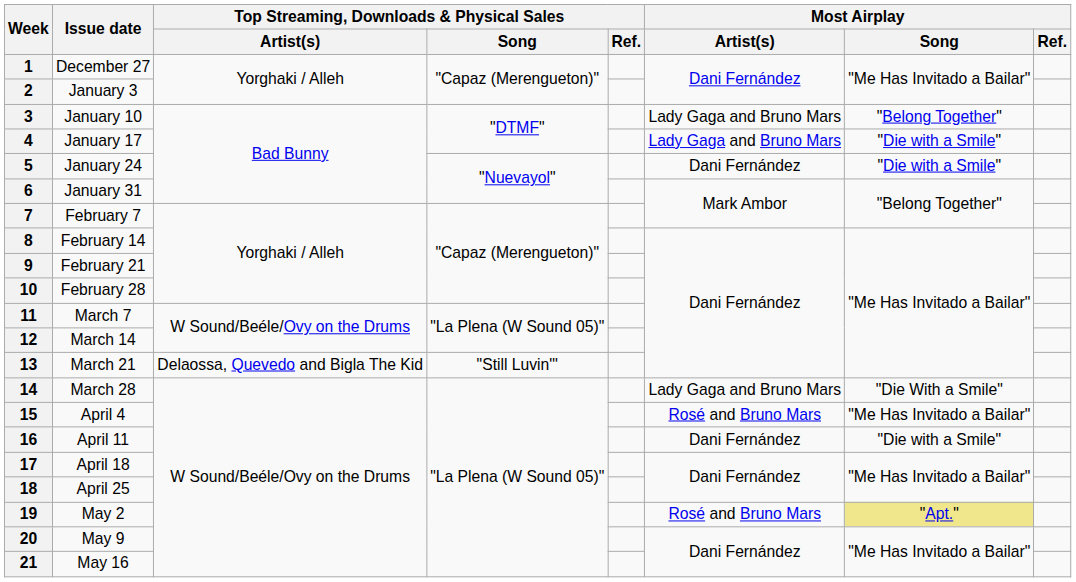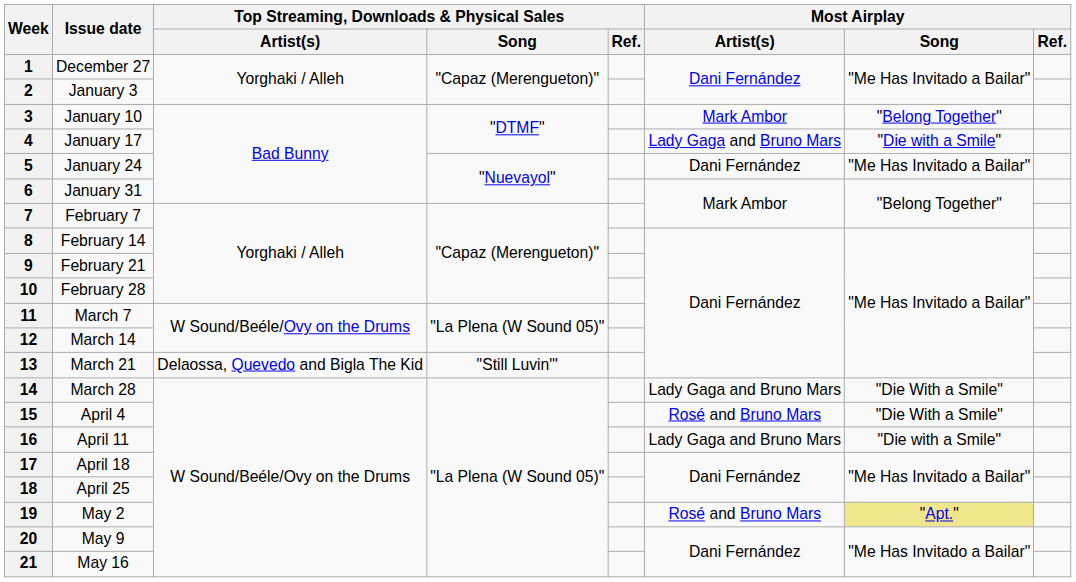(745, 116) Lady Gaga and Bruno Mars -> (745, 116) Mark Ambor
(939, 166) "Die with a Smile" -> (939, 166) "Me Has Invitado a Bailar"
(939, 414) "Me Has Invitado a Bailar" -> (939, 414) "Die With a Smile"
(745, 439) Dani Fernández -> (745, 439) Lady Gaga and Bruno Mars
